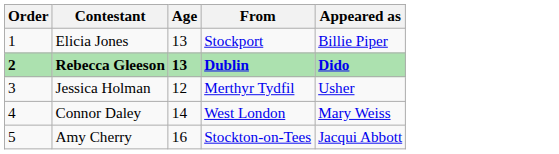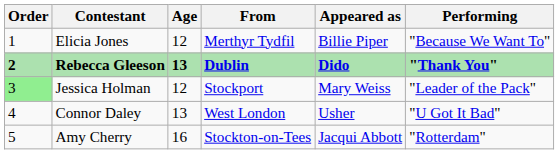+ column: (480, 16)
(179, 40) 13 -> (179, 40) 12
(234, 40) Stockport -> (249, 40) Merthyr Tydfil
(12, 88) no background -> (12, 88) lightgreen background
(249, 88) Merthyr Tydfil -> (234, 88) Stockport
(336, 88) Usher -> (354, 88) Mary Weiss
(179, 112) 14 -> (179, 112) 13
(354, 112) Mary Weiss -> (336, 112) Usher
